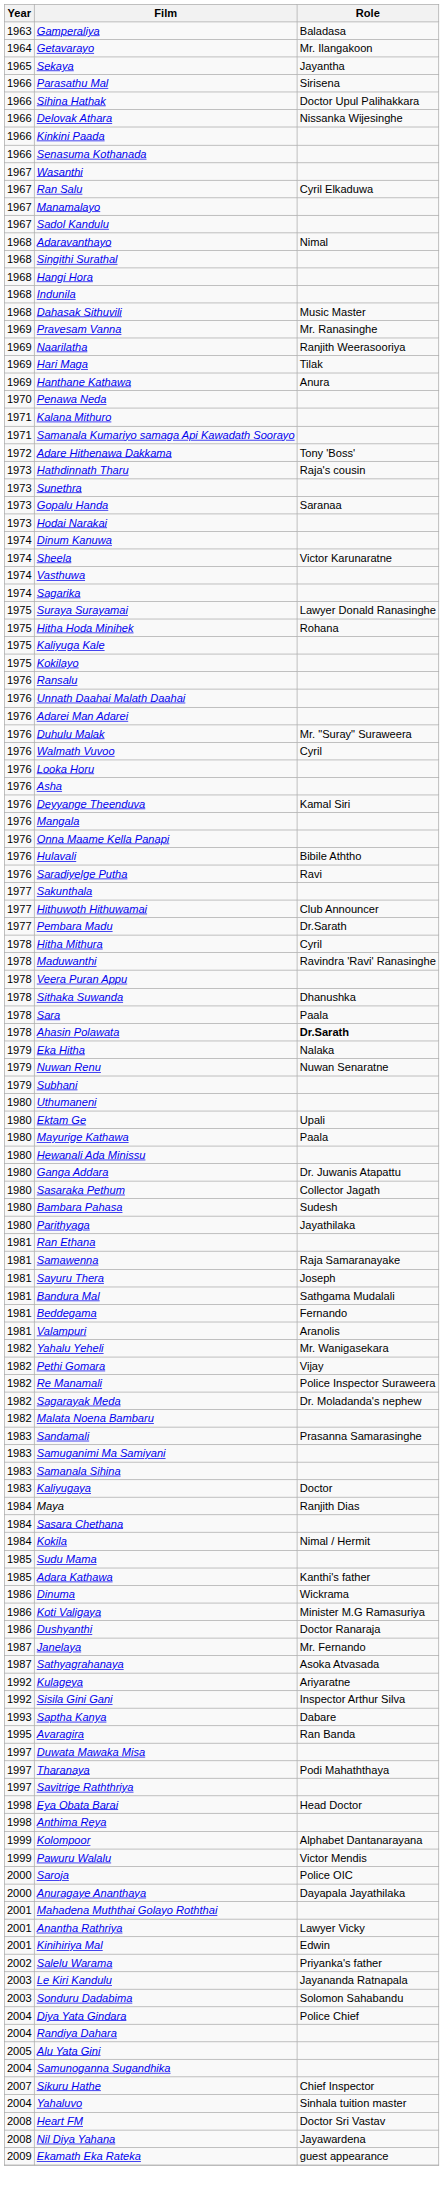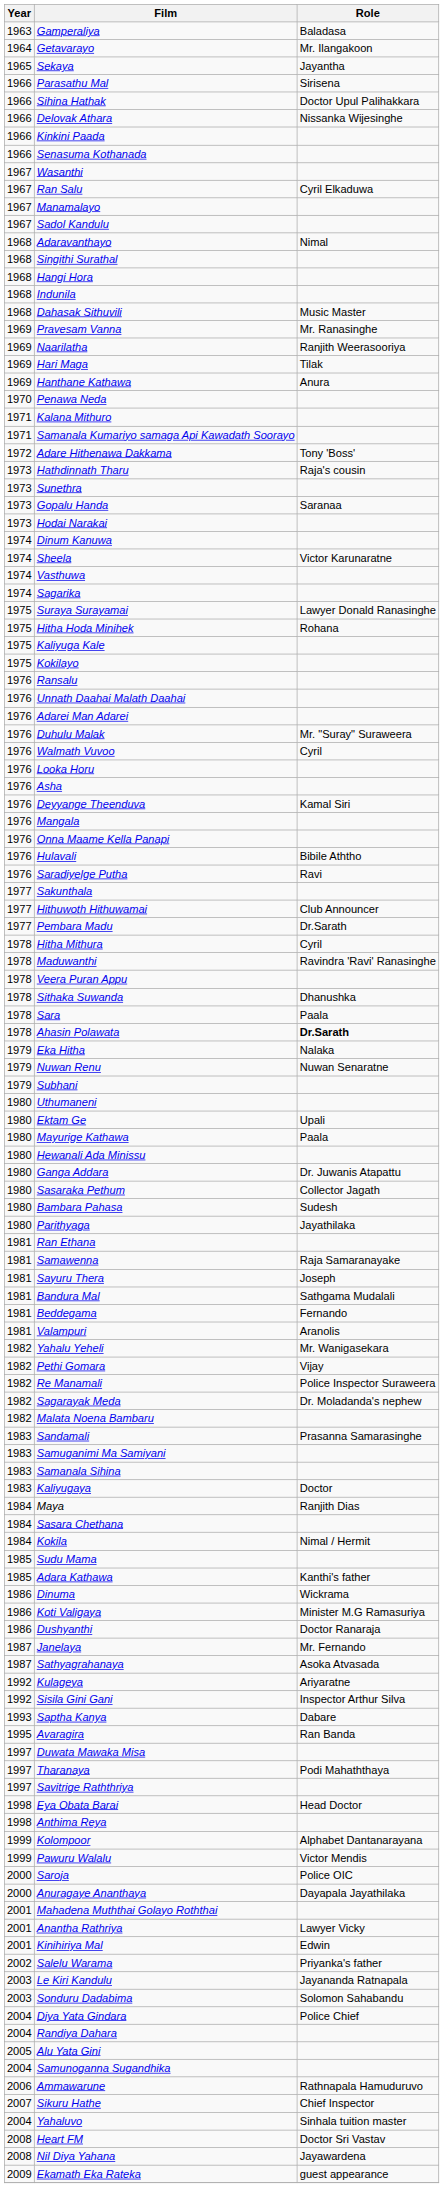+ row: (71, 2086)
